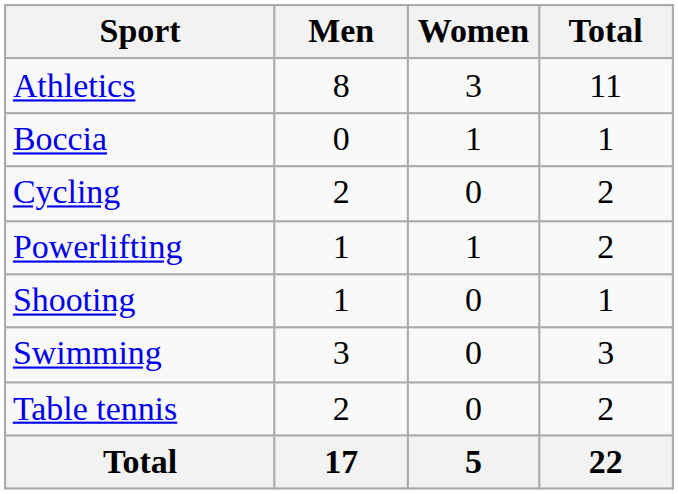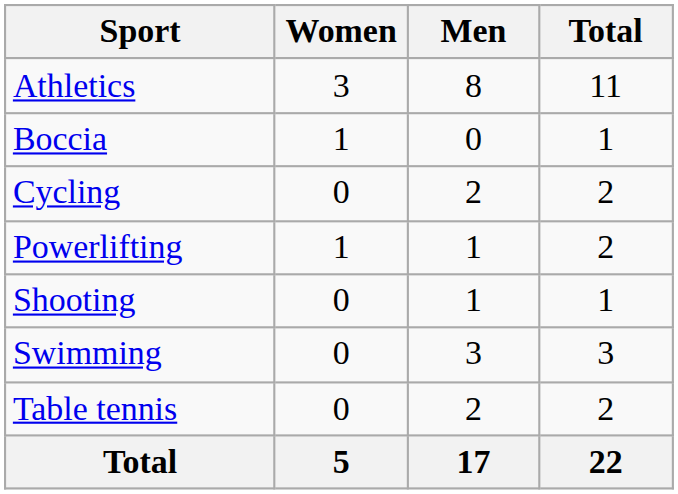columns swapped: (341, 31) <-> (473, 31)
